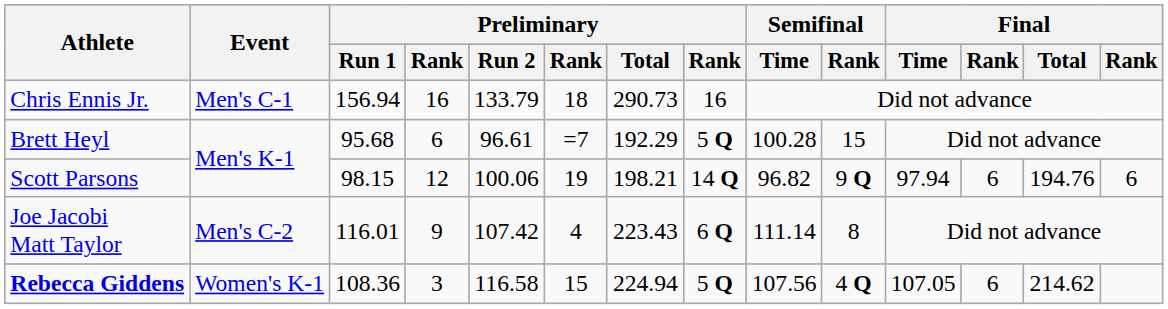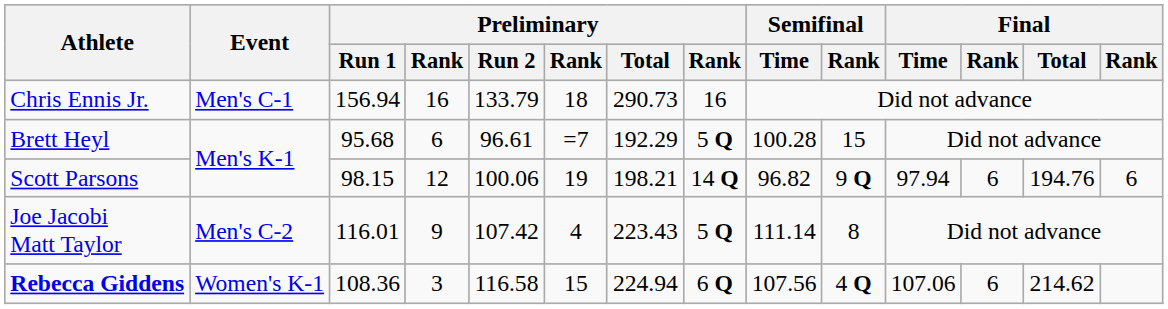(715, 230) 6 Q -> (715, 230) 5 Q
(715, 283) 5 Q -> (715, 283) 6 Q
(923, 283) 107.05 -> (923, 283) 107.06
